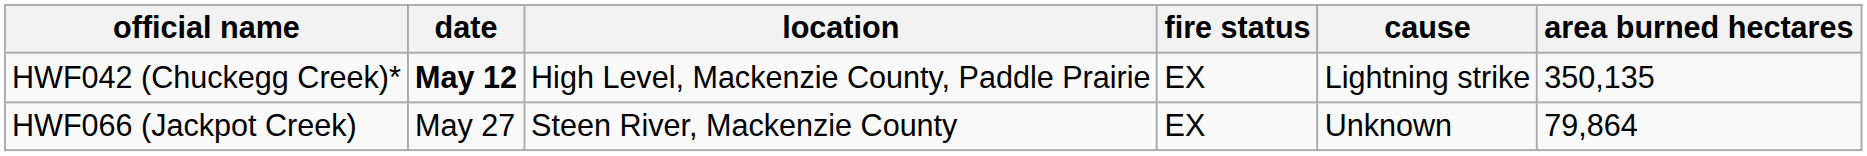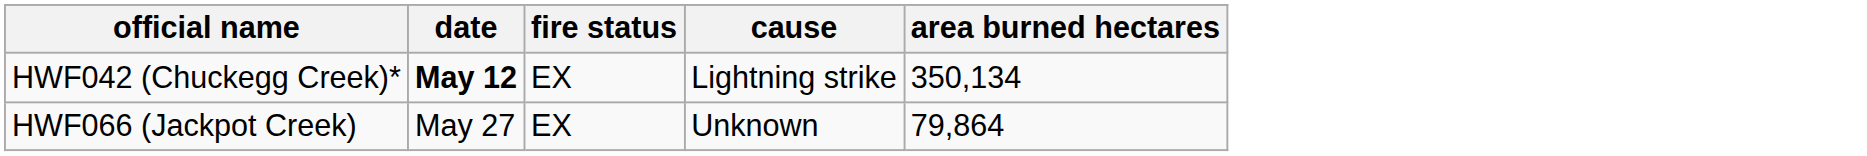- column: (841, 28)
(1600, 77) 350,135 -> (966, 77) 350,134
